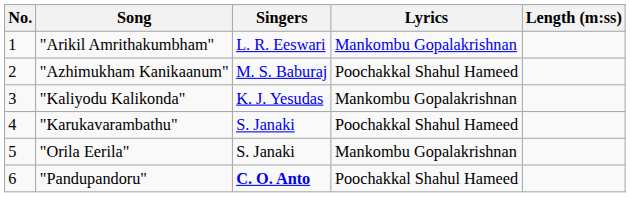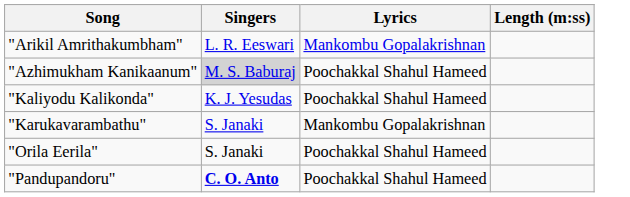- column: (20, 18)
(282, 71) no background -> (250, 71) lightgrey background
(426, 98) Mankombu Gopalakrishnan -> (395, 98) Poochakkal Shahul Hameed
(427, 125) Poochakkal Shahul Hameed -> (394, 125) Mankombu Gopalakrishnan
(426, 152) Mankombu Gopalakrishnan -> (395, 152) Poochakkal Shahul Hameed
